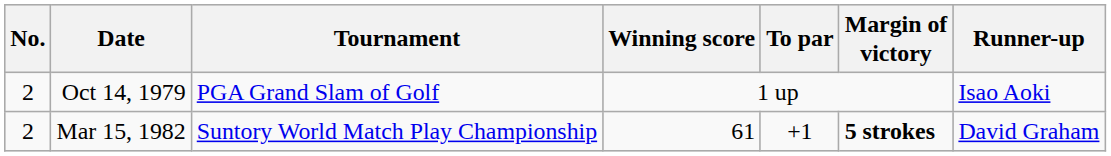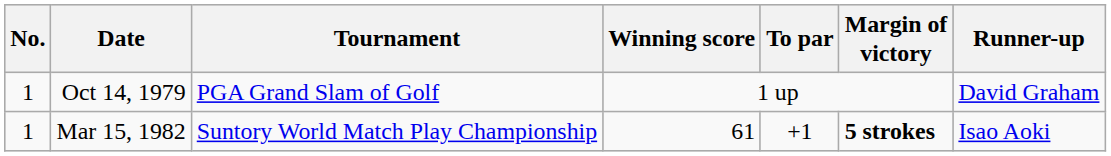(28, 91) 2 -> (28, 91) 1
(1004, 91) Isao Aoki -> (1029, 91) David Graham
(28, 131) 2 -> (28, 131) 1
(1029, 131) David Graham -> (1004, 131) Isao Aoki
